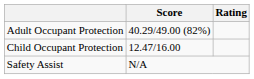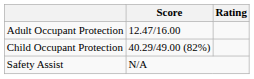(169, 30) 40.29/49.00 (82%) -> (154, 30) 12.47/16.00
(154, 47) 12.47/16.00 -> (169, 47) 40.29/49.00 (82%)
